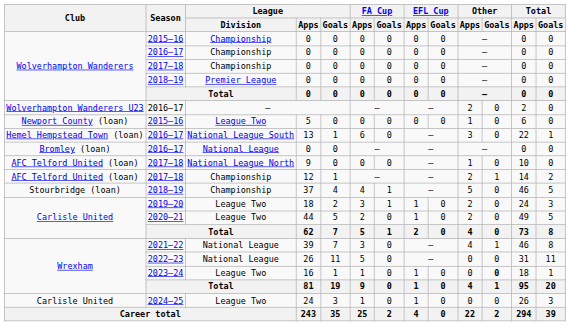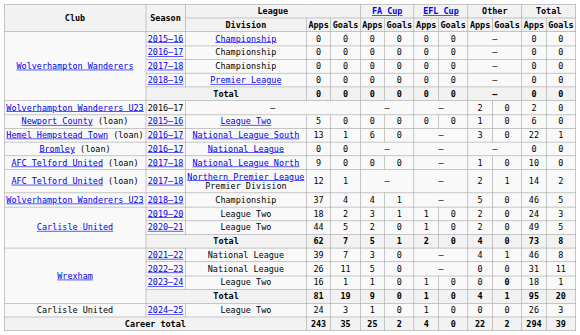(241, 176) Championship -> (246, 181) Northern Premier League Premier Division
(75, 190) Stourbridge (loan) -> (75, 200) Wolverhampton Wanderers U23
